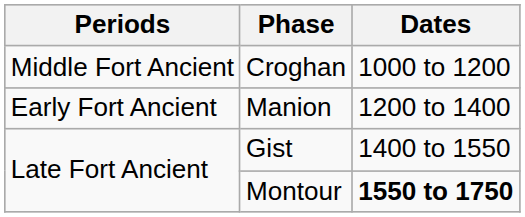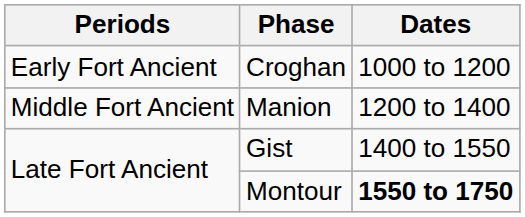(122, 66) Middle Fort Ancient -> (114, 66) Early Fort Ancient
(114, 107) Early Fort Ancient -> (122, 107) Middle Fort Ancient
